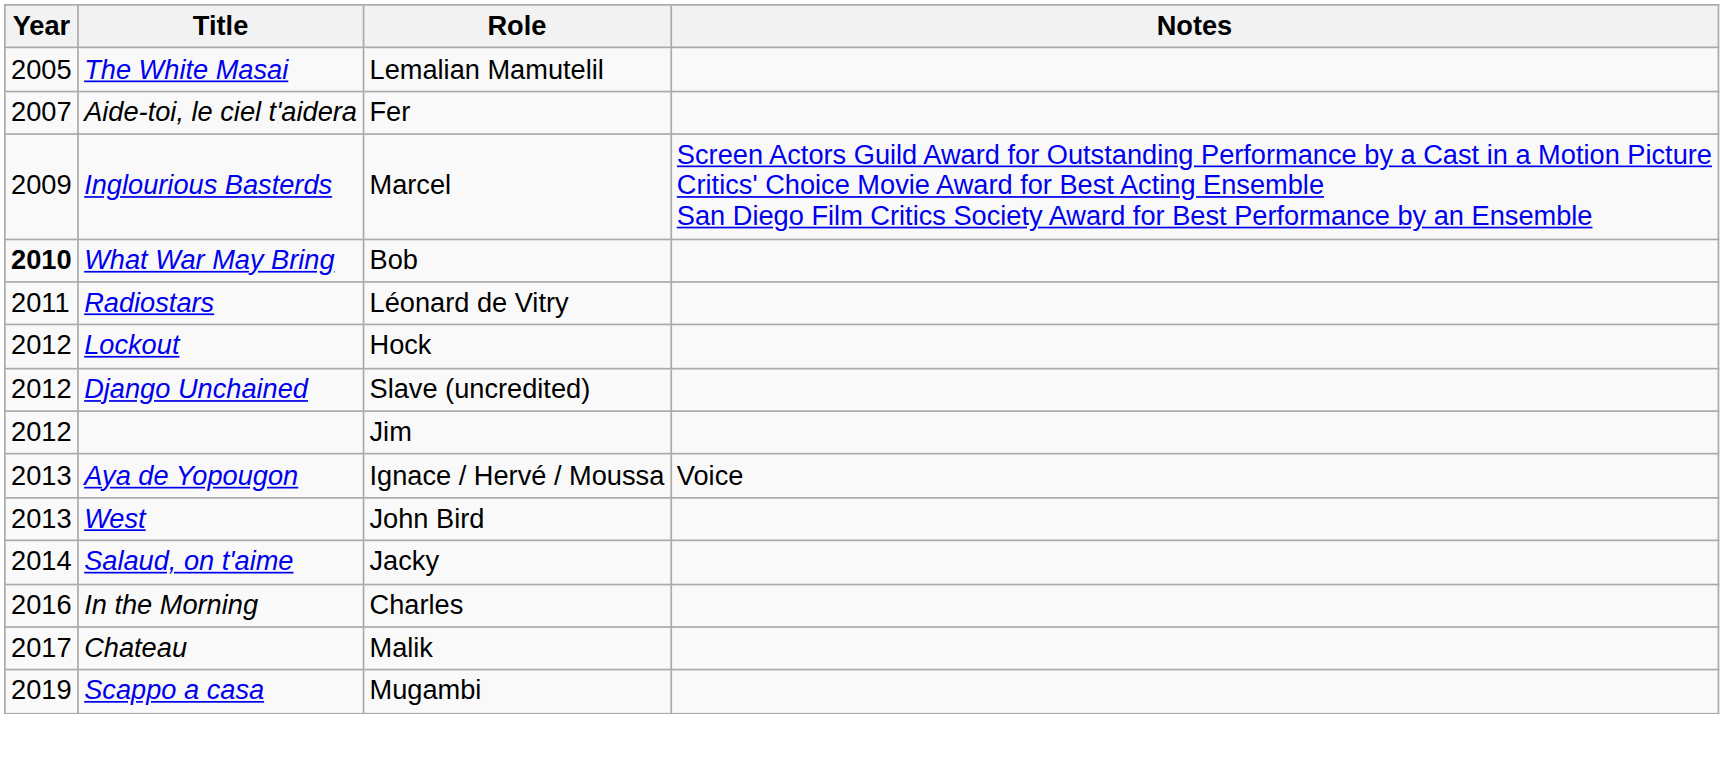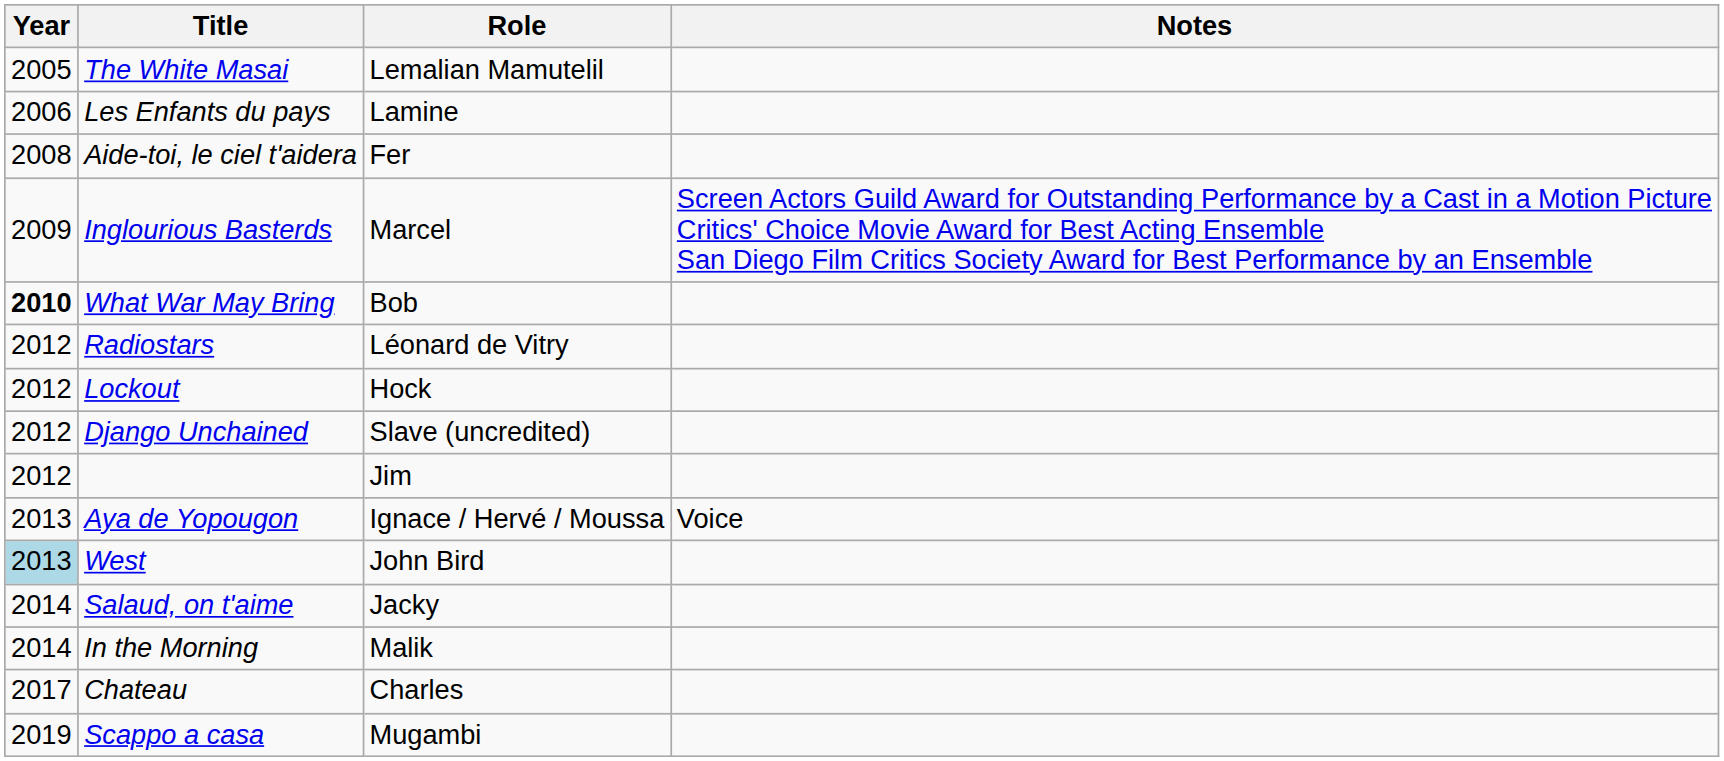+ row: (207, 112)
(41, 112) 2007 -> (41, 155) 2008
(40, 302) 2011 -> (41, 346) 2012
(41, 518) no background -> (41, 561) lightblue background
(41, 604) 2016 -> (41, 648) 2014
(416, 604) Charles -> (401, 648) Malik
(401, 648) Malik -> (416, 691) Charles
